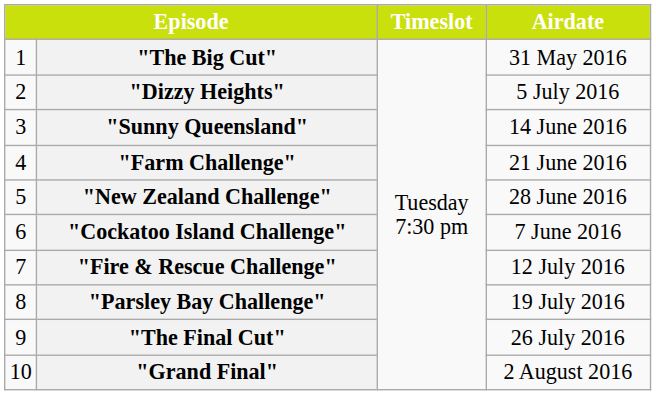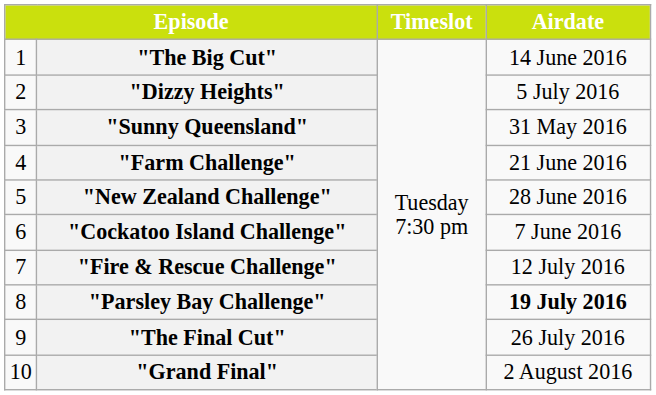(568, 57) 31 May 2016 -> (568, 57) 14 June 2016
(568, 127) 14 June 2016 -> (568, 127) 31 May 2016
(568, 302) normal -> (568, 302) bold
